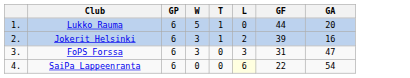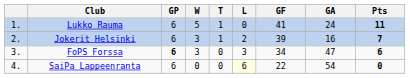+ column: (380, 11)
(281, 25) 44 -> (281, 25) 41
(330, 25) 20 -> (330, 25) 24
(174, 53) normal -> (174, 53) bold
(281, 53) 31 -> (281, 53) 34
